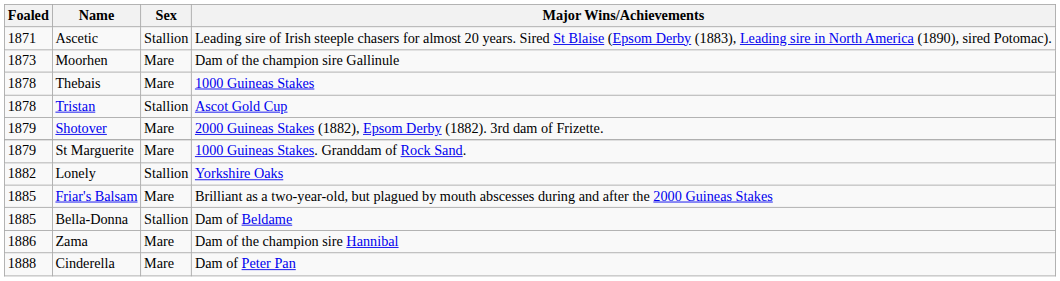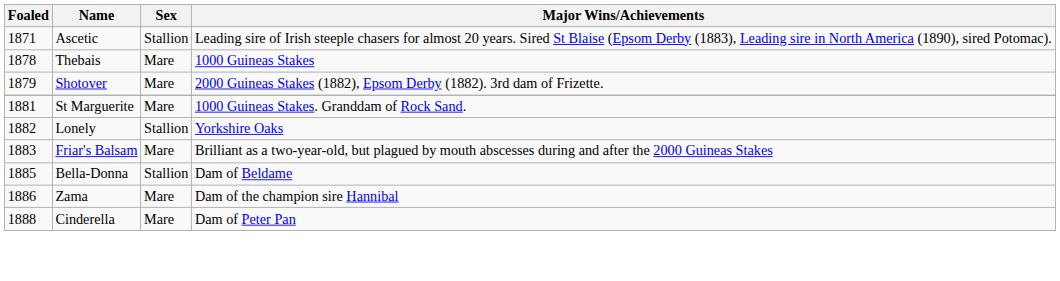- row: (82, 60)
- row: (75, 106)
(22, 151) 1879 -> (22, 106) 1881
(22, 196) 1885 -> (22, 151) 1883
